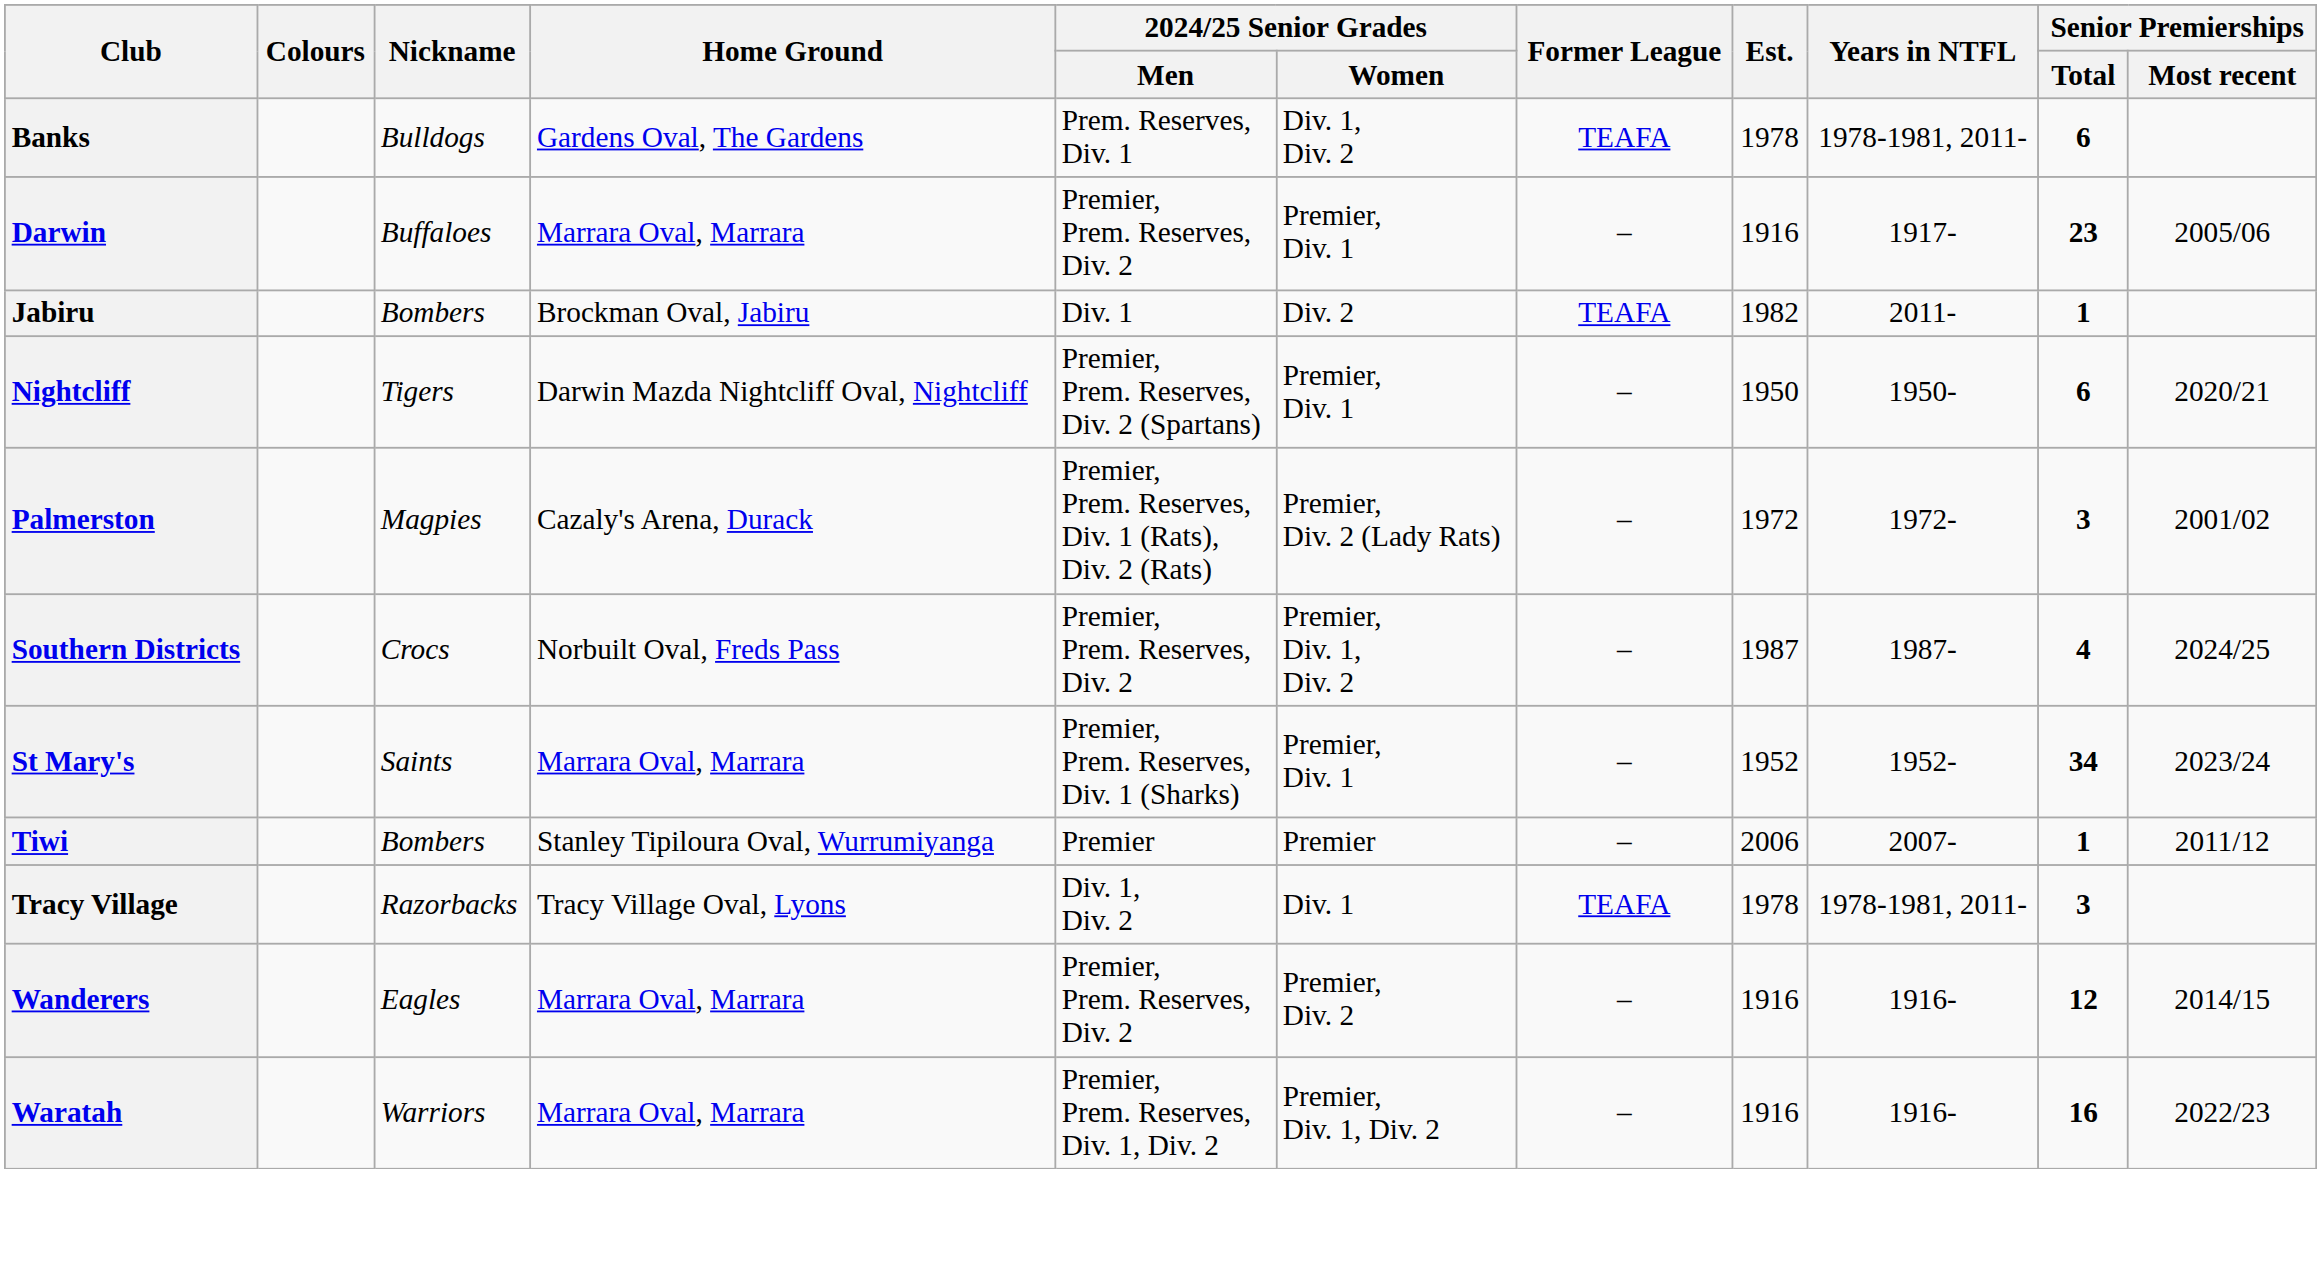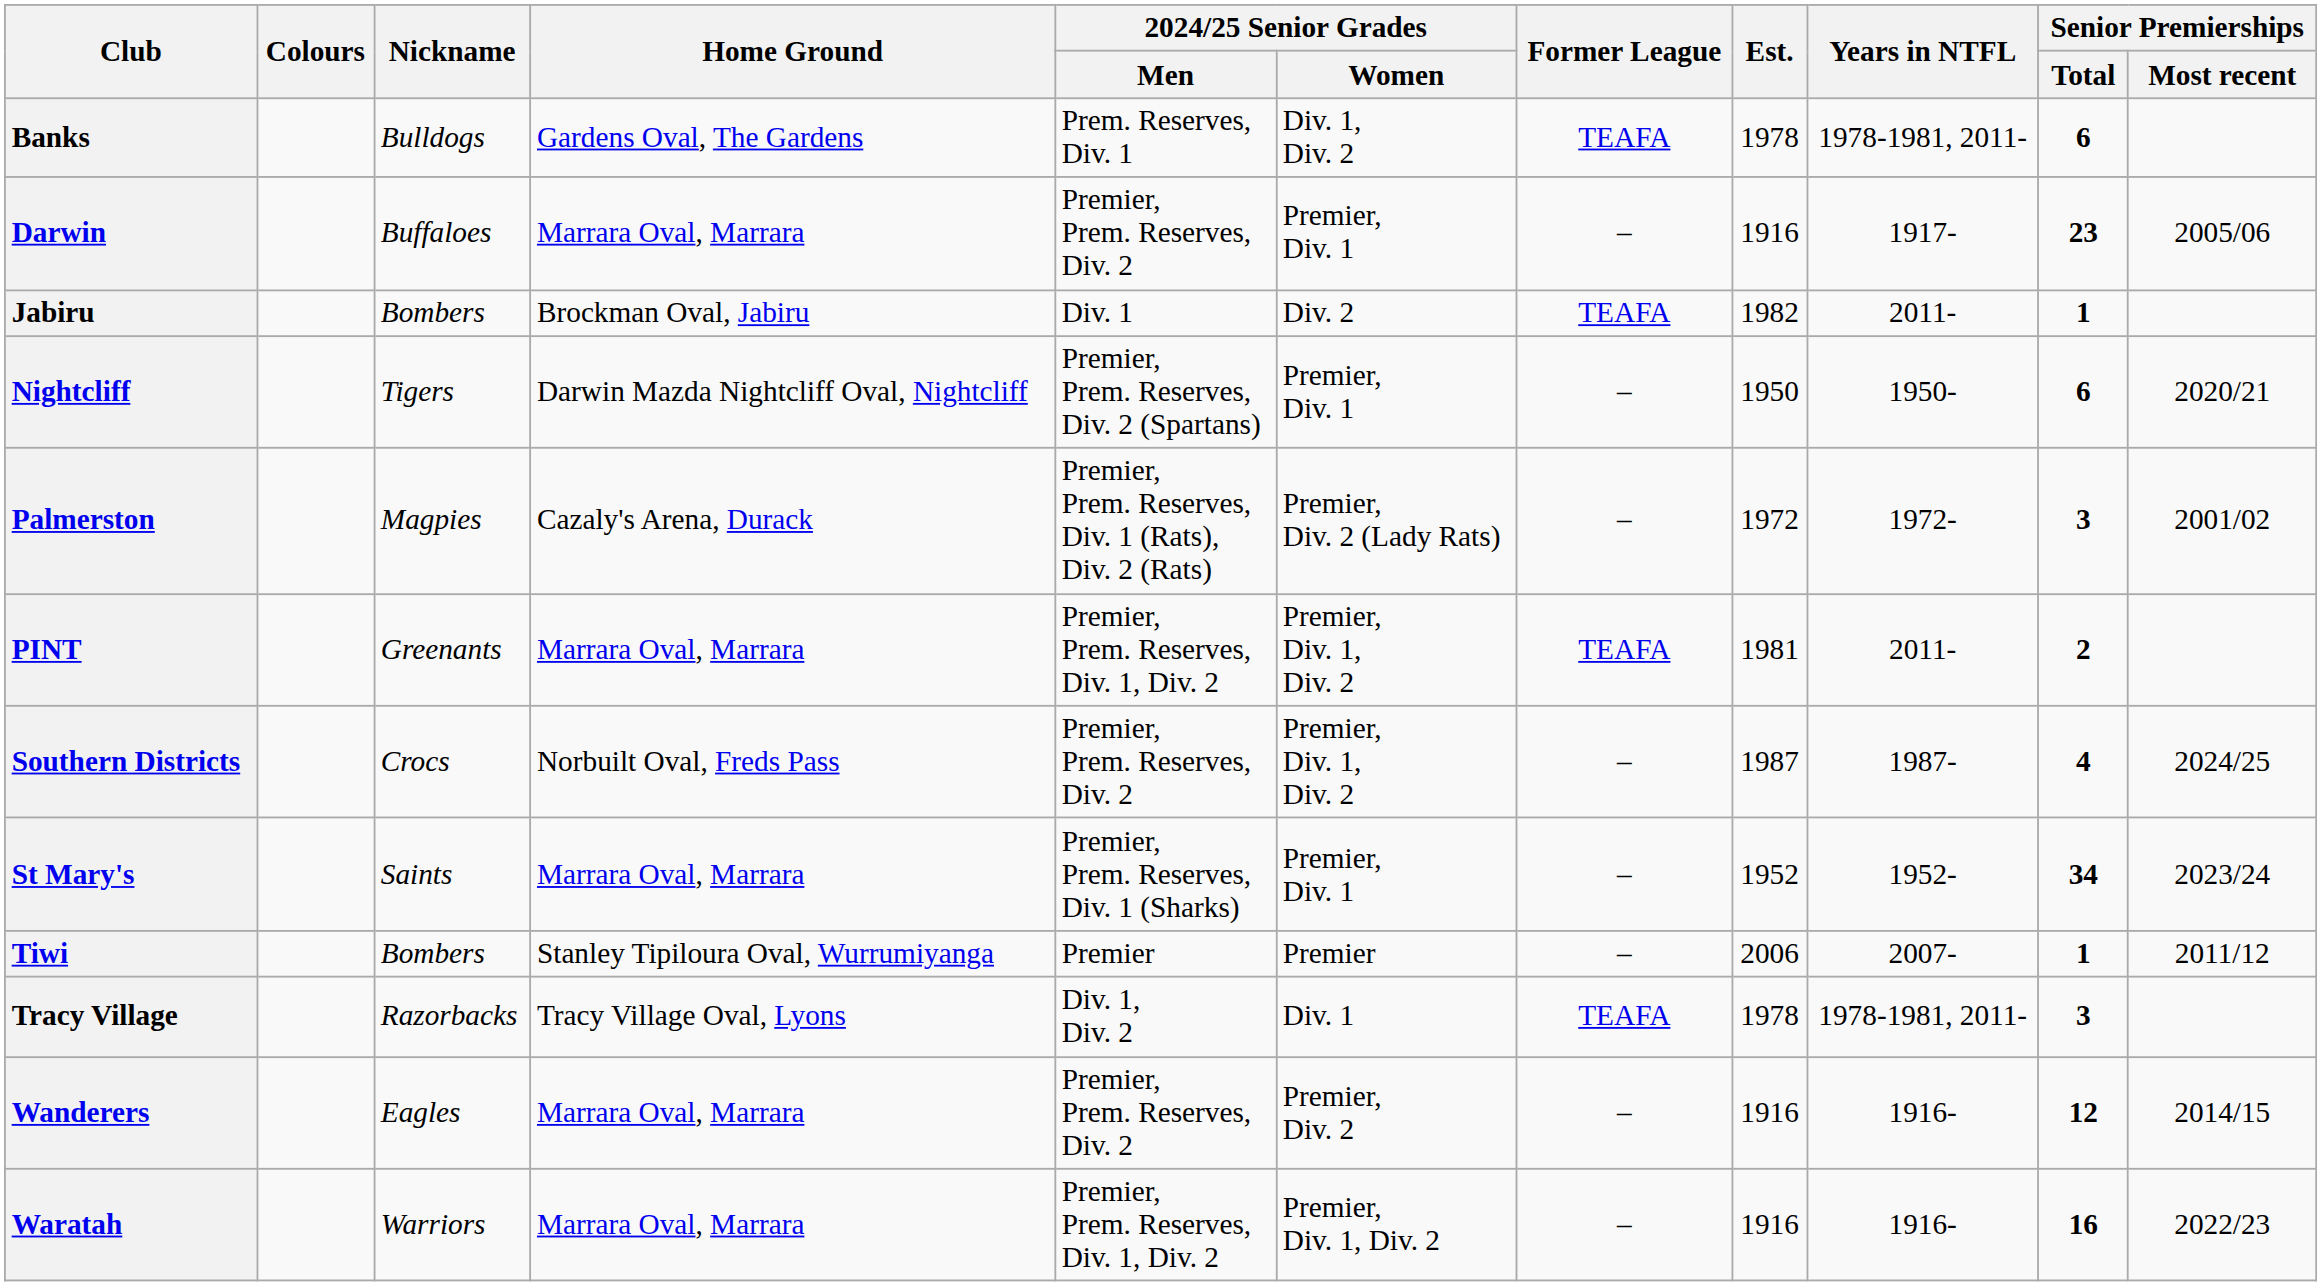+ row: (47, 649)
